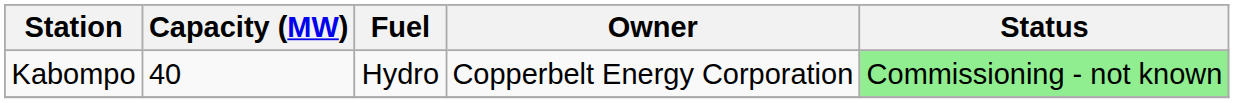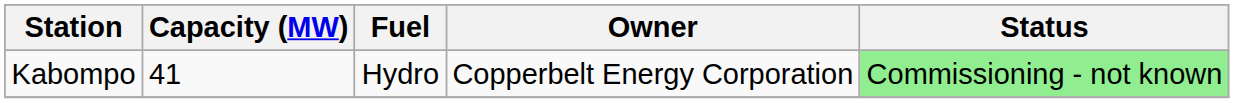(165, 73) 40 -> (165, 73) 41
